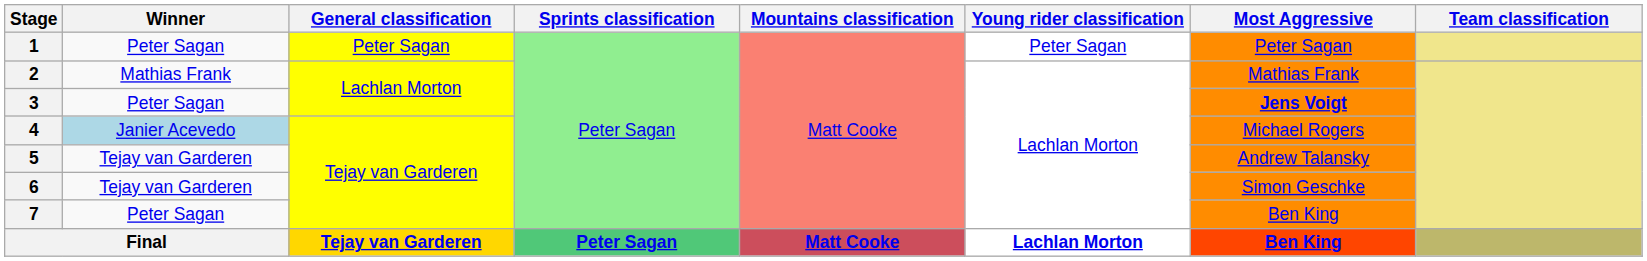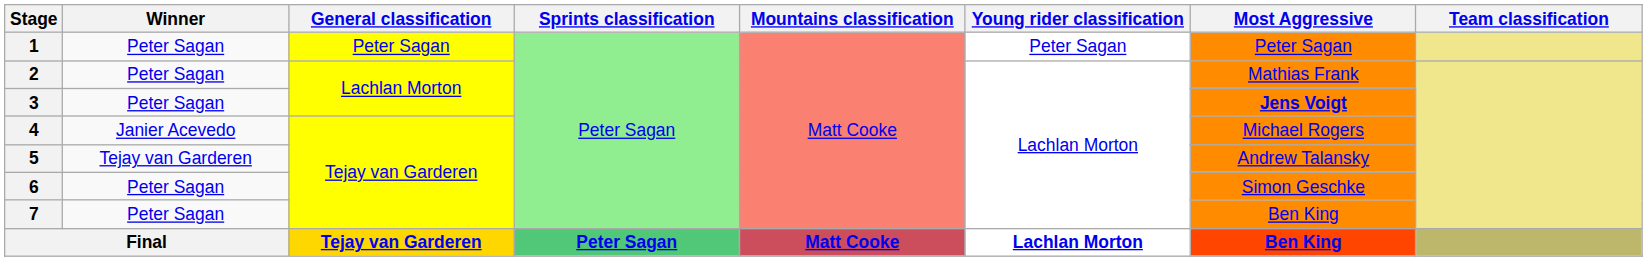(176, 75) Mathias Frank -> (176, 75) Peter Sagan
(176, 131) lightblue background -> (176, 131) no background
(176, 186) Tejay van Garderen -> (176, 186) Peter Sagan
